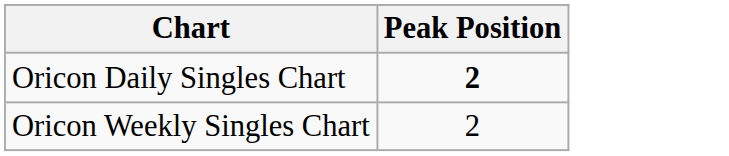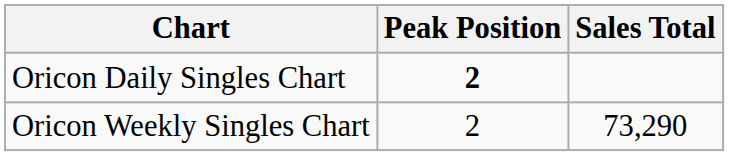+ column: (645, 28)
